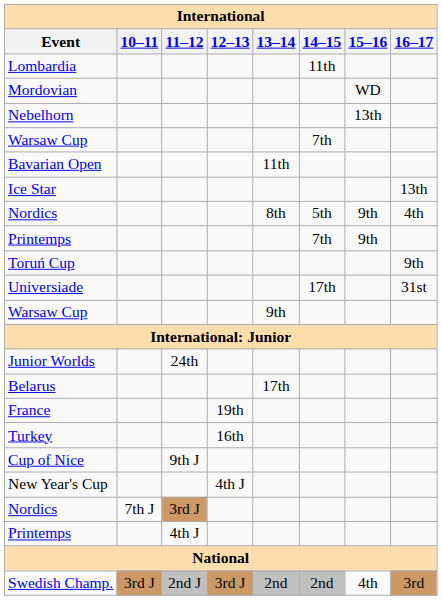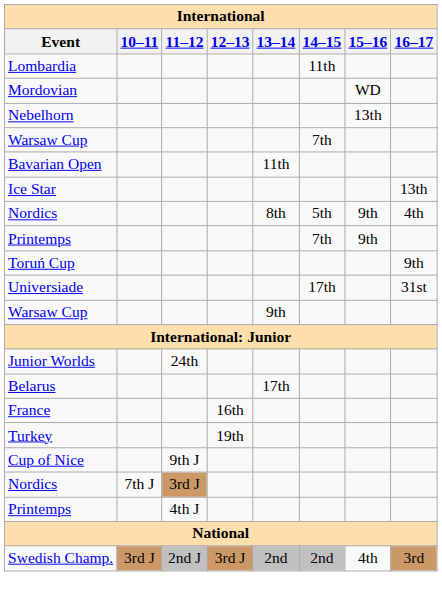(230, 410) 19th -> (230, 410) 16th
(230, 435) 16th -> (230, 435) 19th
- row: (58, 484)
